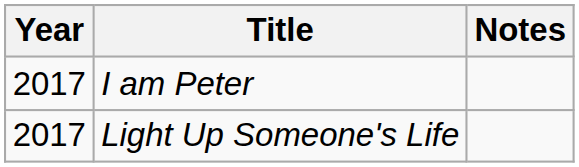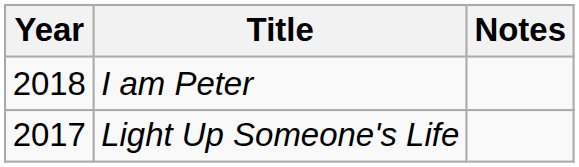(49, 82) 2017 -> (49, 82) 2018
